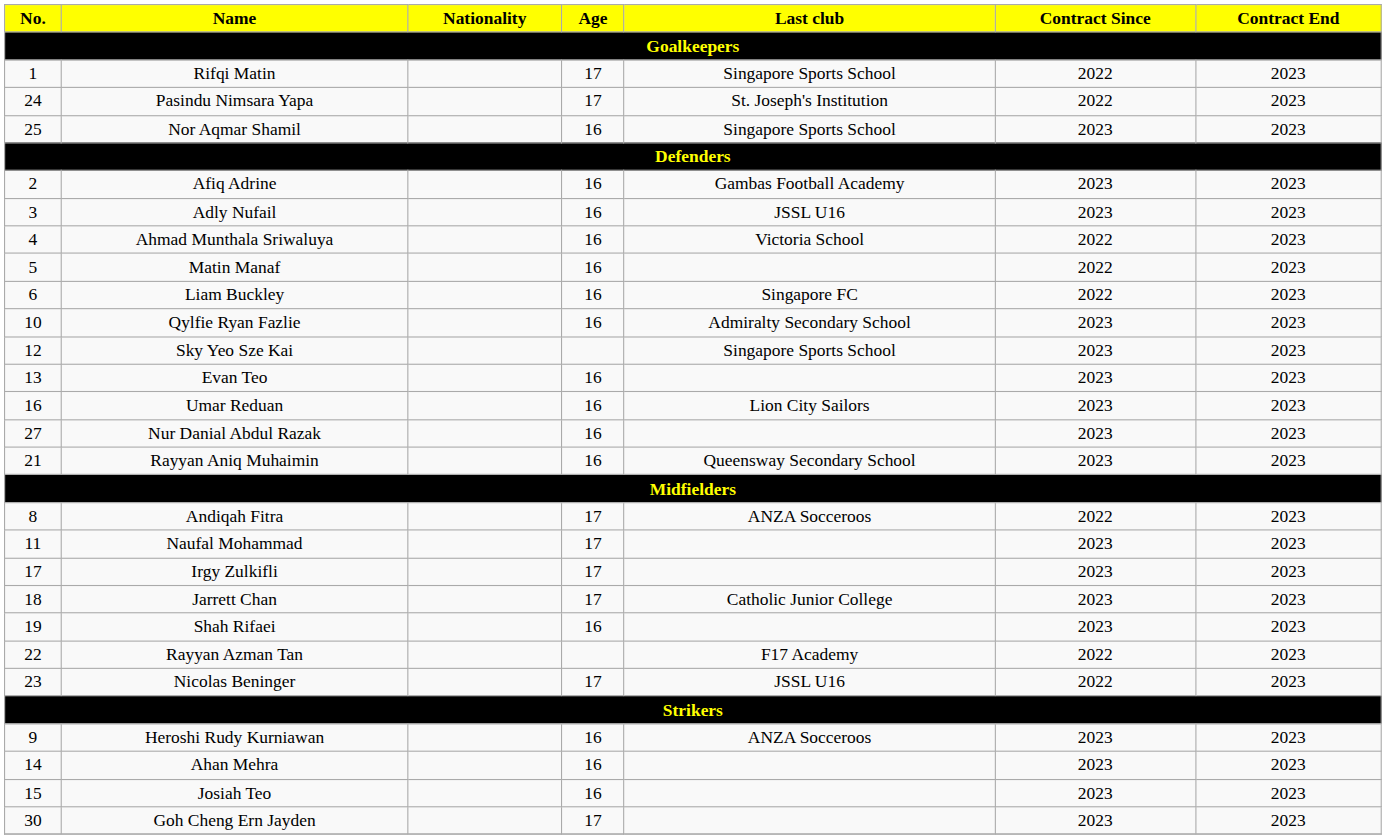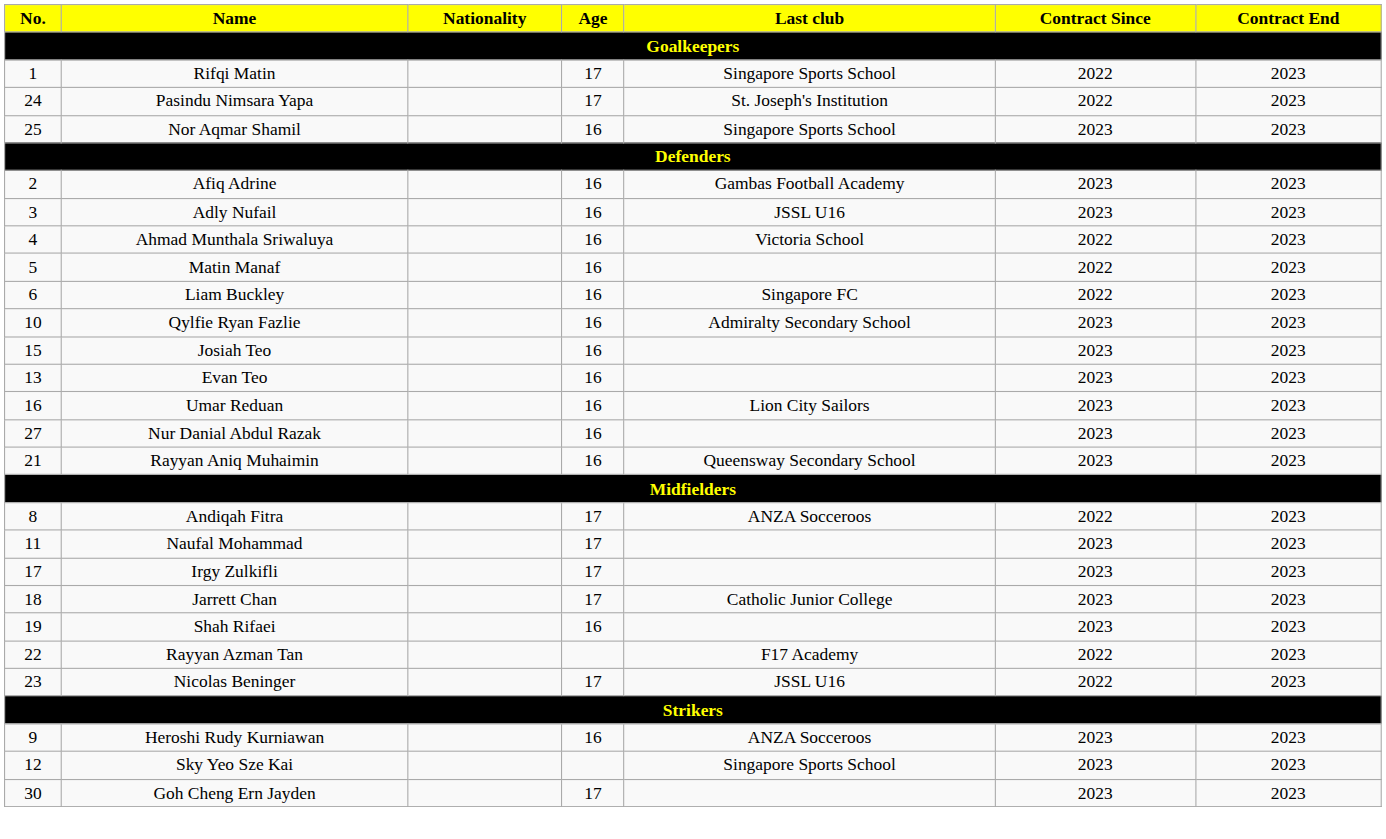rows swapped: (235, 350) <-> (235, 792)
- row: (235, 765)
